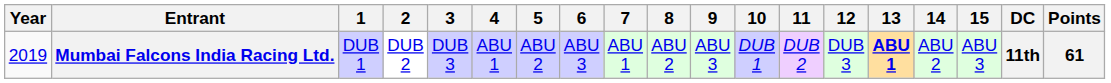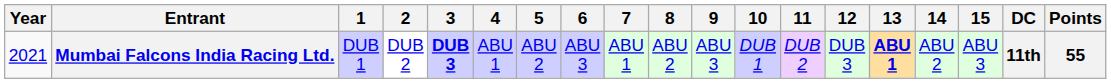(28, 55) 2019 -> (28, 55) 2021
(450, 55) normal -> (451, 55) bold
(1074, 55) 61 -> (1075, 55) 55
